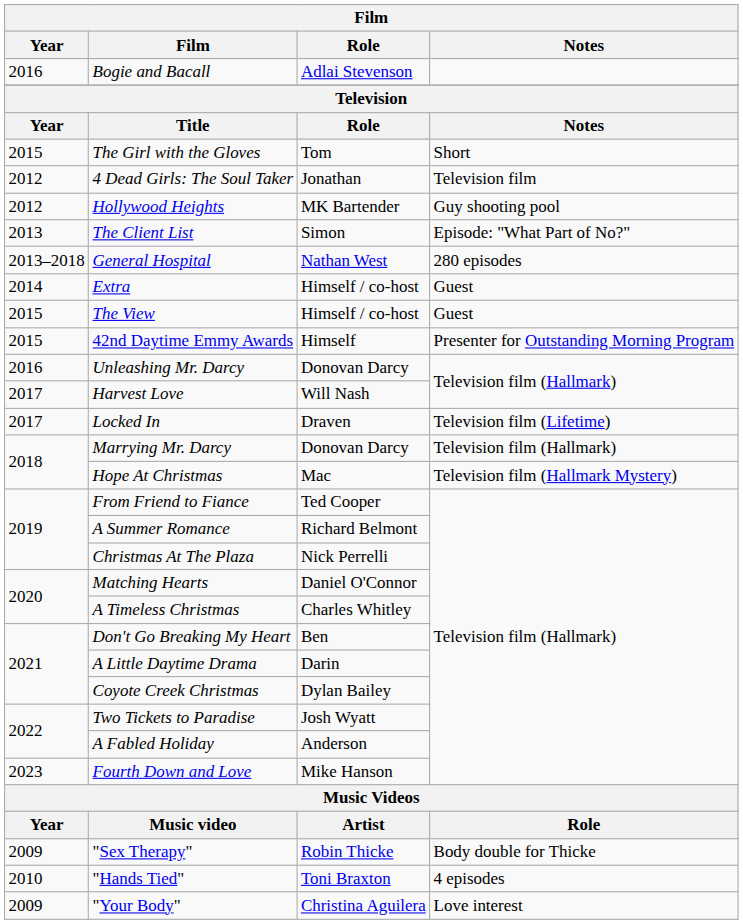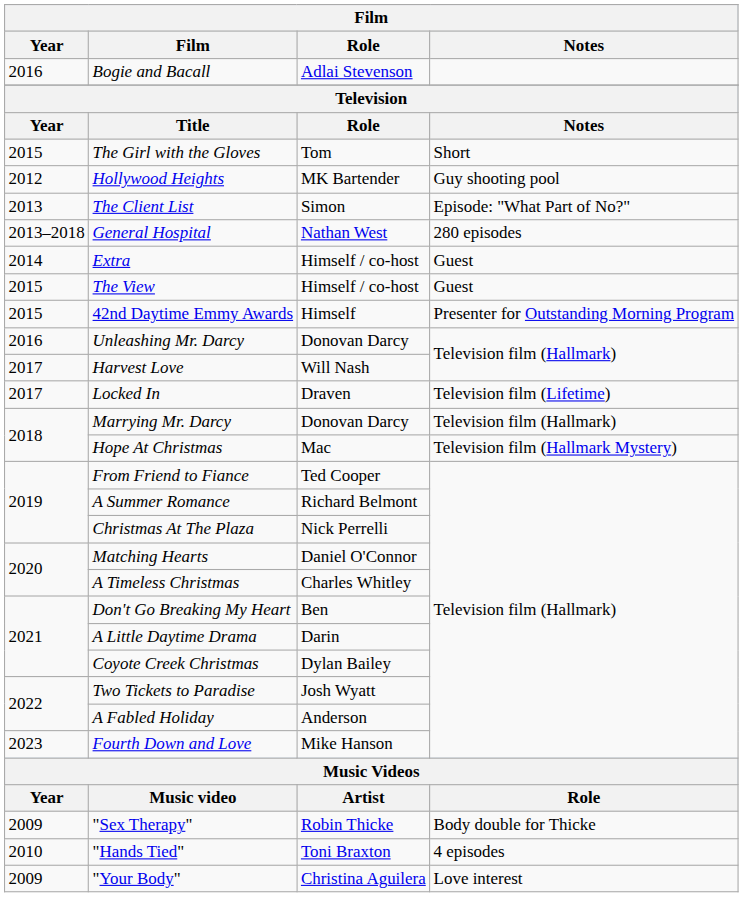- row: (193, 179)
